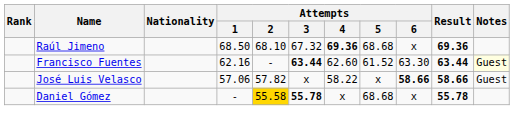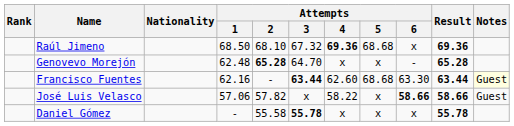+ row: (86, 63)
(378, 63) 61.52 -> (378, 80) 68.68
(271, 96) gold background -> (271, 113) no background
(378, 96) 68.68 -> (378, 113) x
